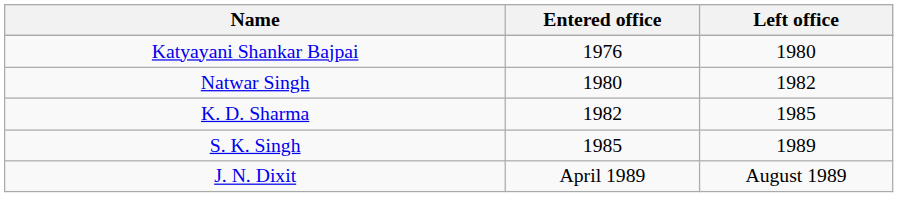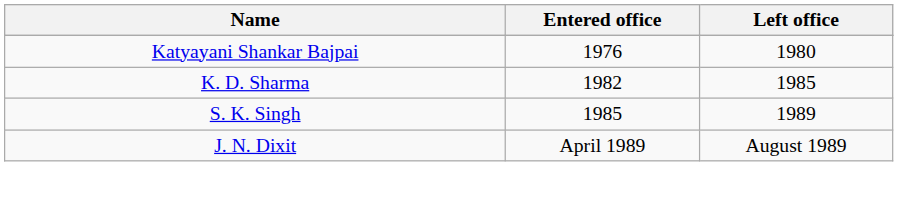- row: (255, 82)
